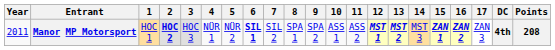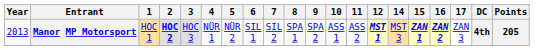- column: (399, 12)
(18, 32) 2011 -> (18, 32) 2013
(253, 32) bold -> (253, 32) normal
(532, 32) 208 -> (511, 32) 205
